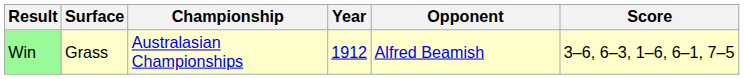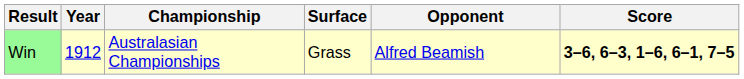columns swapped: (349, 17) <-> (95, 17)
(649, 52) normal -> (649, 52) bold
